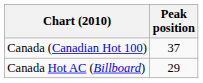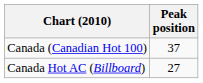(174, 68) 29 -> (174, 68) 27
